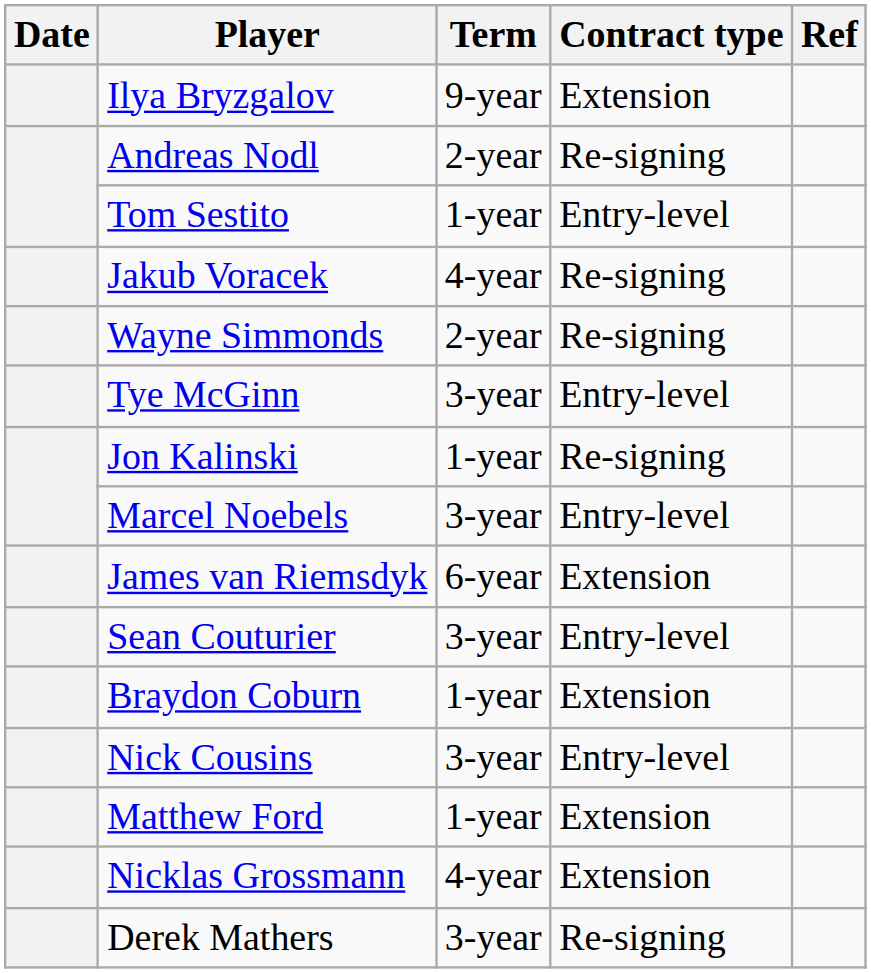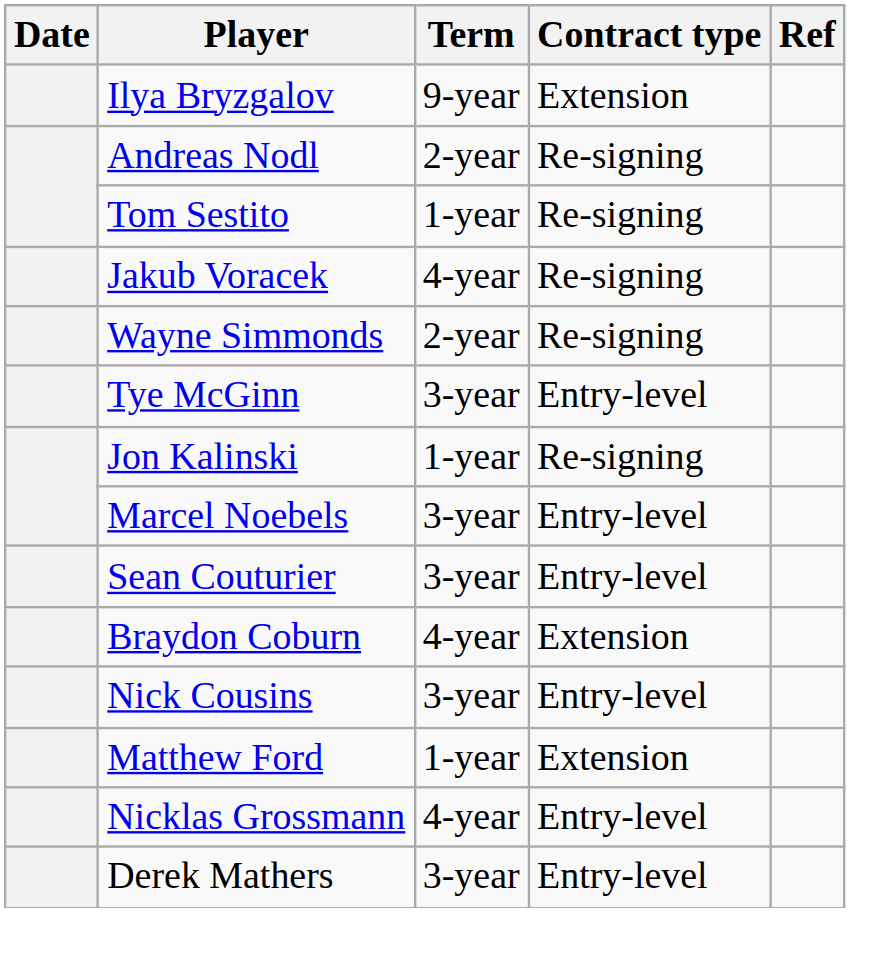(644, 214) Entry-level -> (620, 214) Re-signing
- row: (267, 575)
(493, 696) 1-year -> (471, 635) 4-year
(635, 876) Extension -> (622, 816) Entry-level
(642, 936) Re-signing -> (622, 876) Entry-level
